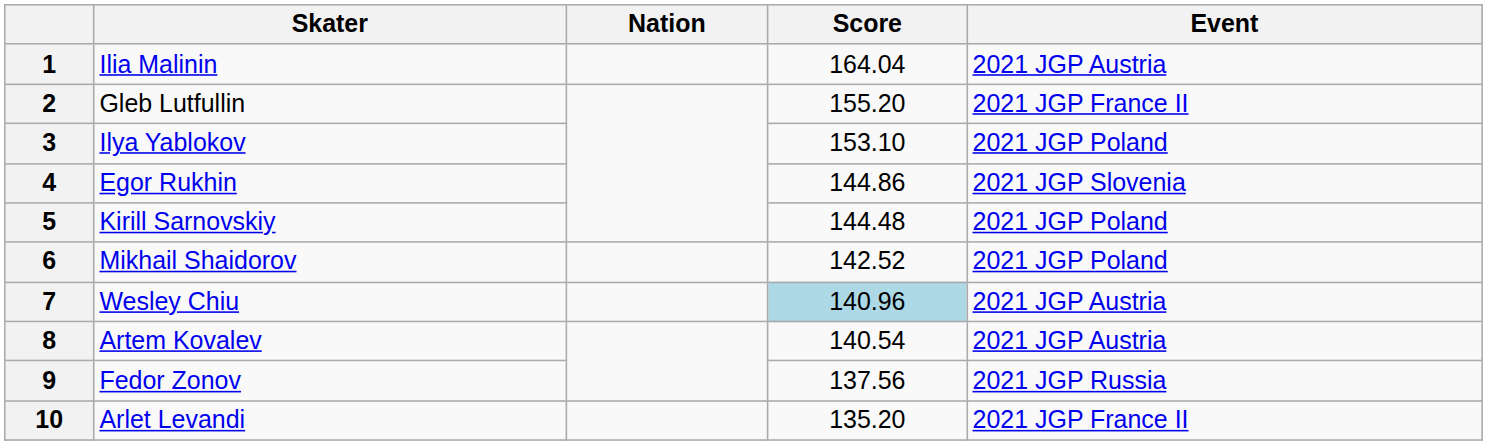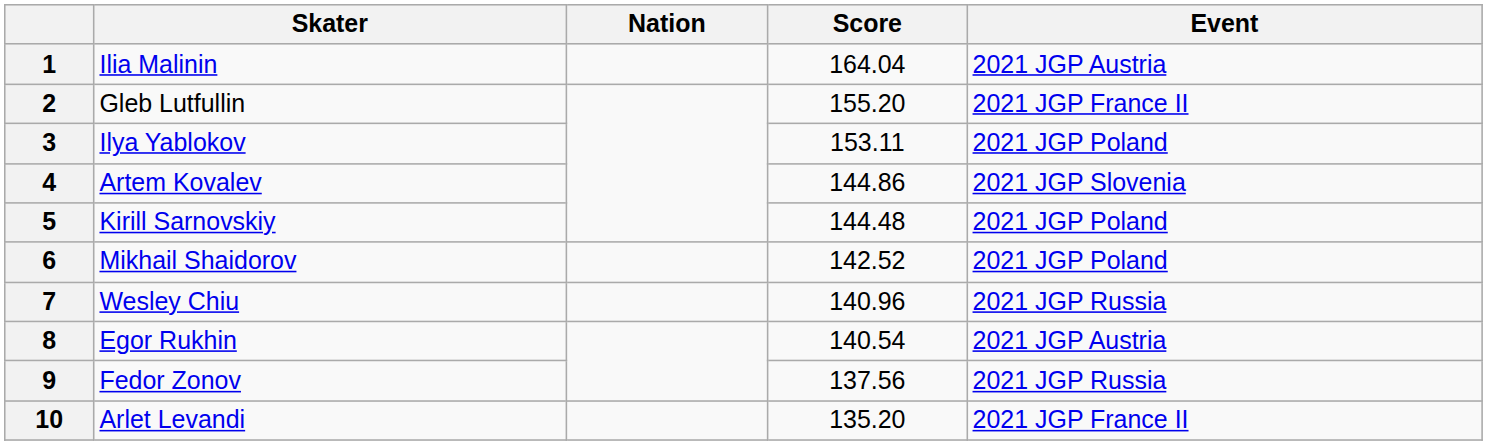(867, 143) 153.10 -> (867, 143) 153.11
(168, 182) Egor Rukhin -> (181, 182) Artem Kovalev
(867, 301) lightblue background -> (867, 301) no background
(1069, 301) 2021 JGP Austria -> (1069, 301) 2021 JGP Russia
(181, 340) Artem Kovalev -> (168, 340) Egor Rukhin
